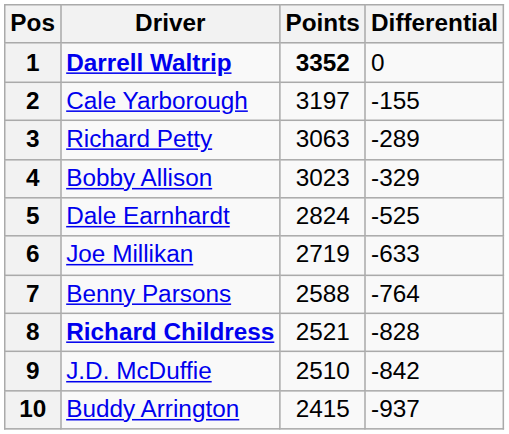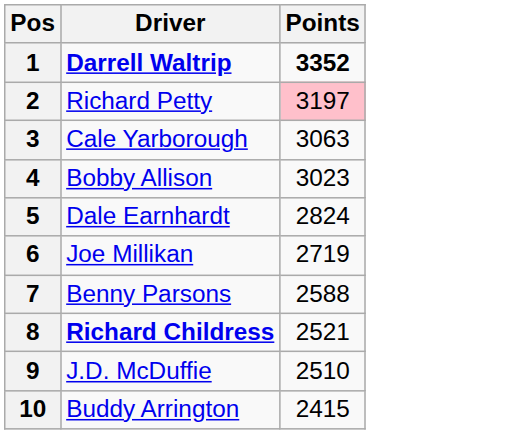- column: (435, 23)
(157, 100) Cale Yarborough -> (139, 100) Richard Petty
(323, 100) no background -> (323, 100) pink background
(139, 139) Richard Petty -> (157, 139) Cale Yarborough
